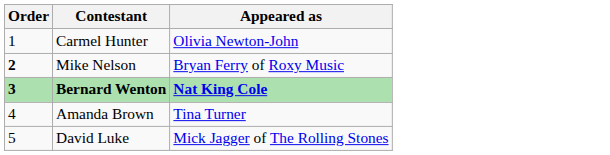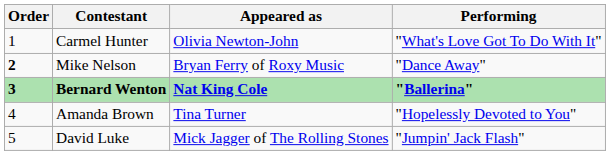+ column: (499, 16)
